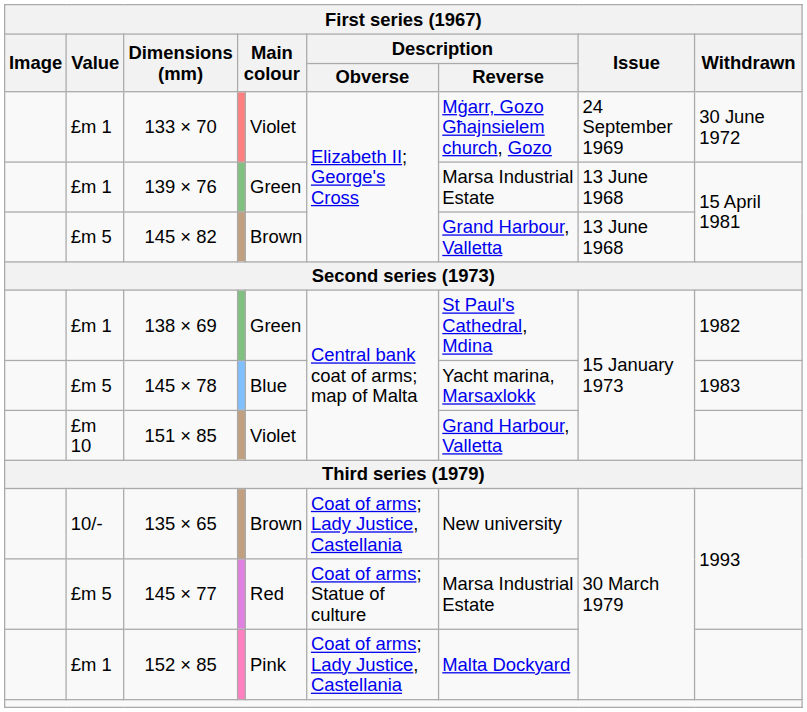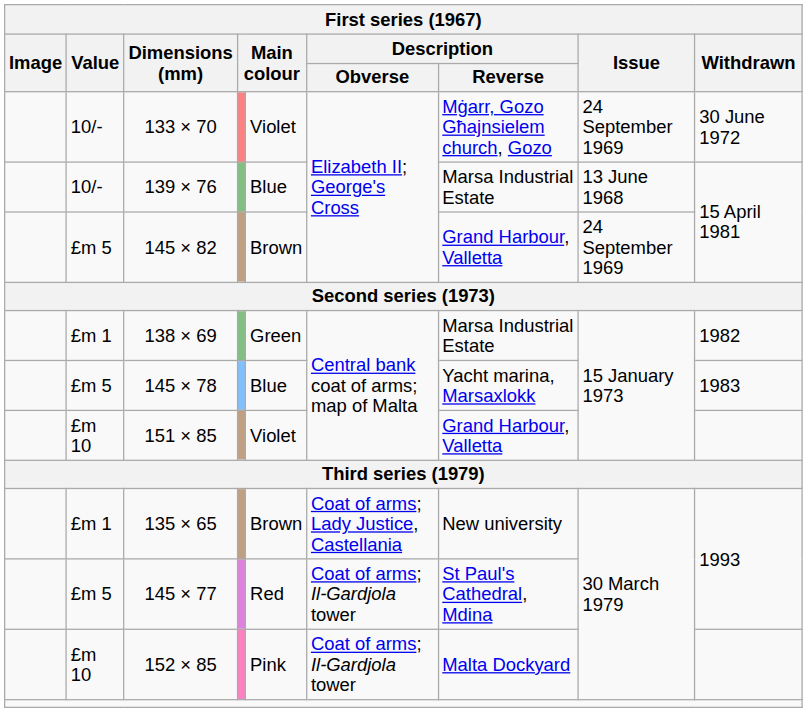(91, 127) £m 1 -> (87, 127) 10/-
(91, 187) £m 1 -> (87, 187) 10/-
(276, 187) Green -> (269, 187) Blue
(615, 236) 13 June 1968 -> (627, 247) 24 September 1969
(485, 325) St Paul's Cathedral, Mdina -> (508, 336) Marsa Industrial Estate
(87, 524) 10/- -> (91, 524) £m 1
(366, 594) Coat of arms; Statue of culture -> (366, 594) Coat of arms; Il-Gardjola tower
(508, 594) Marsa Industrial Estate -> (485, 594) St Paul's Cathedral, Mdina
(91, 664) £m 1 -> (84, 664) £m 10
(366, 664) Coat of arms; Lady Justice, Castellania -> (366, 664) Coat of arms; Il-Gardjola tower
